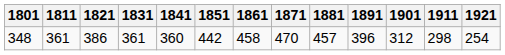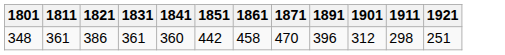- column: (329, 15)
(477, 38) 254 -> (439, 38) 251
